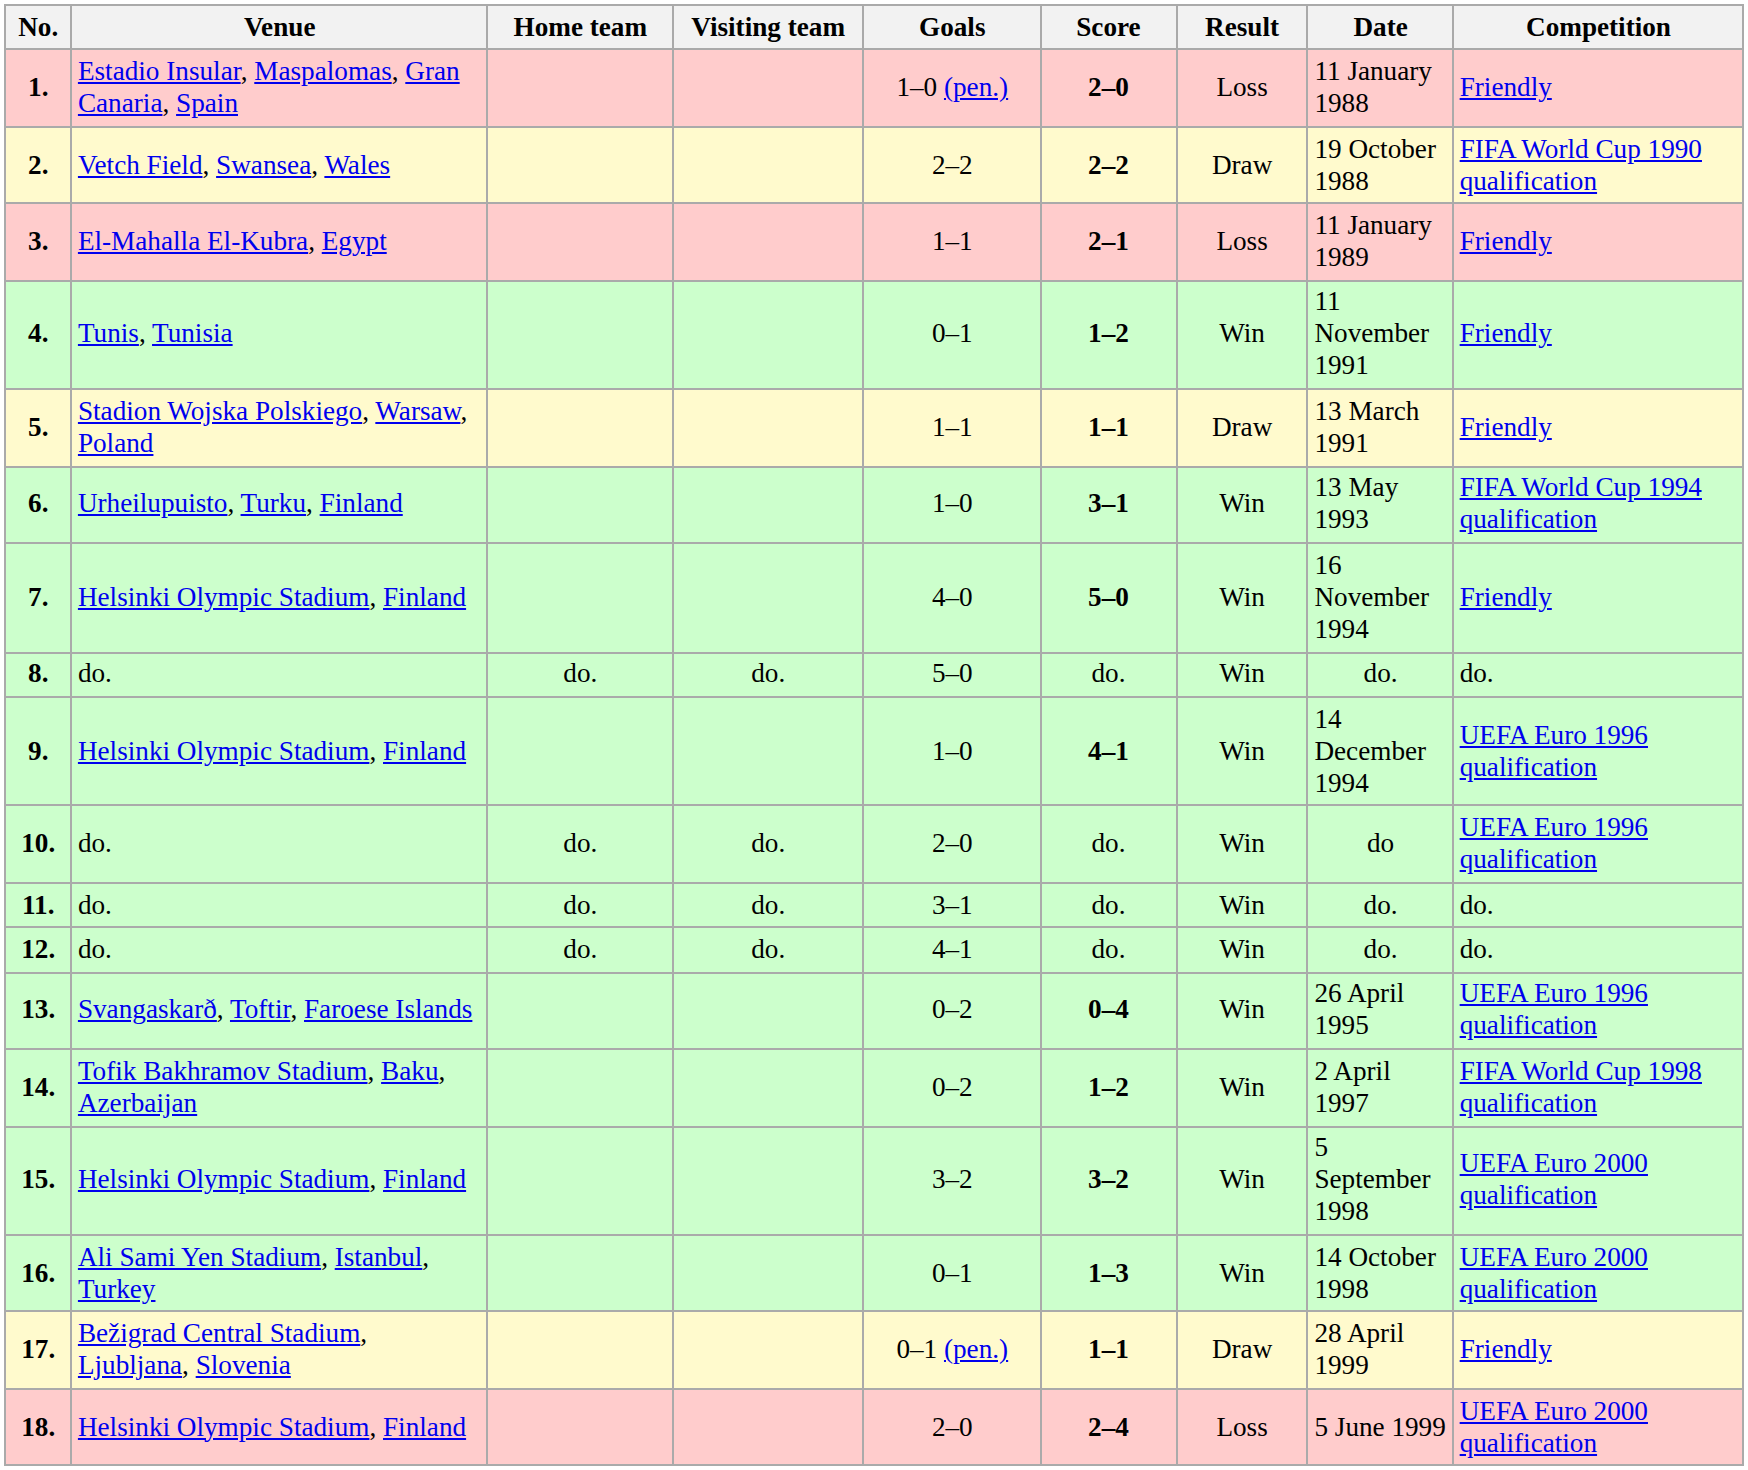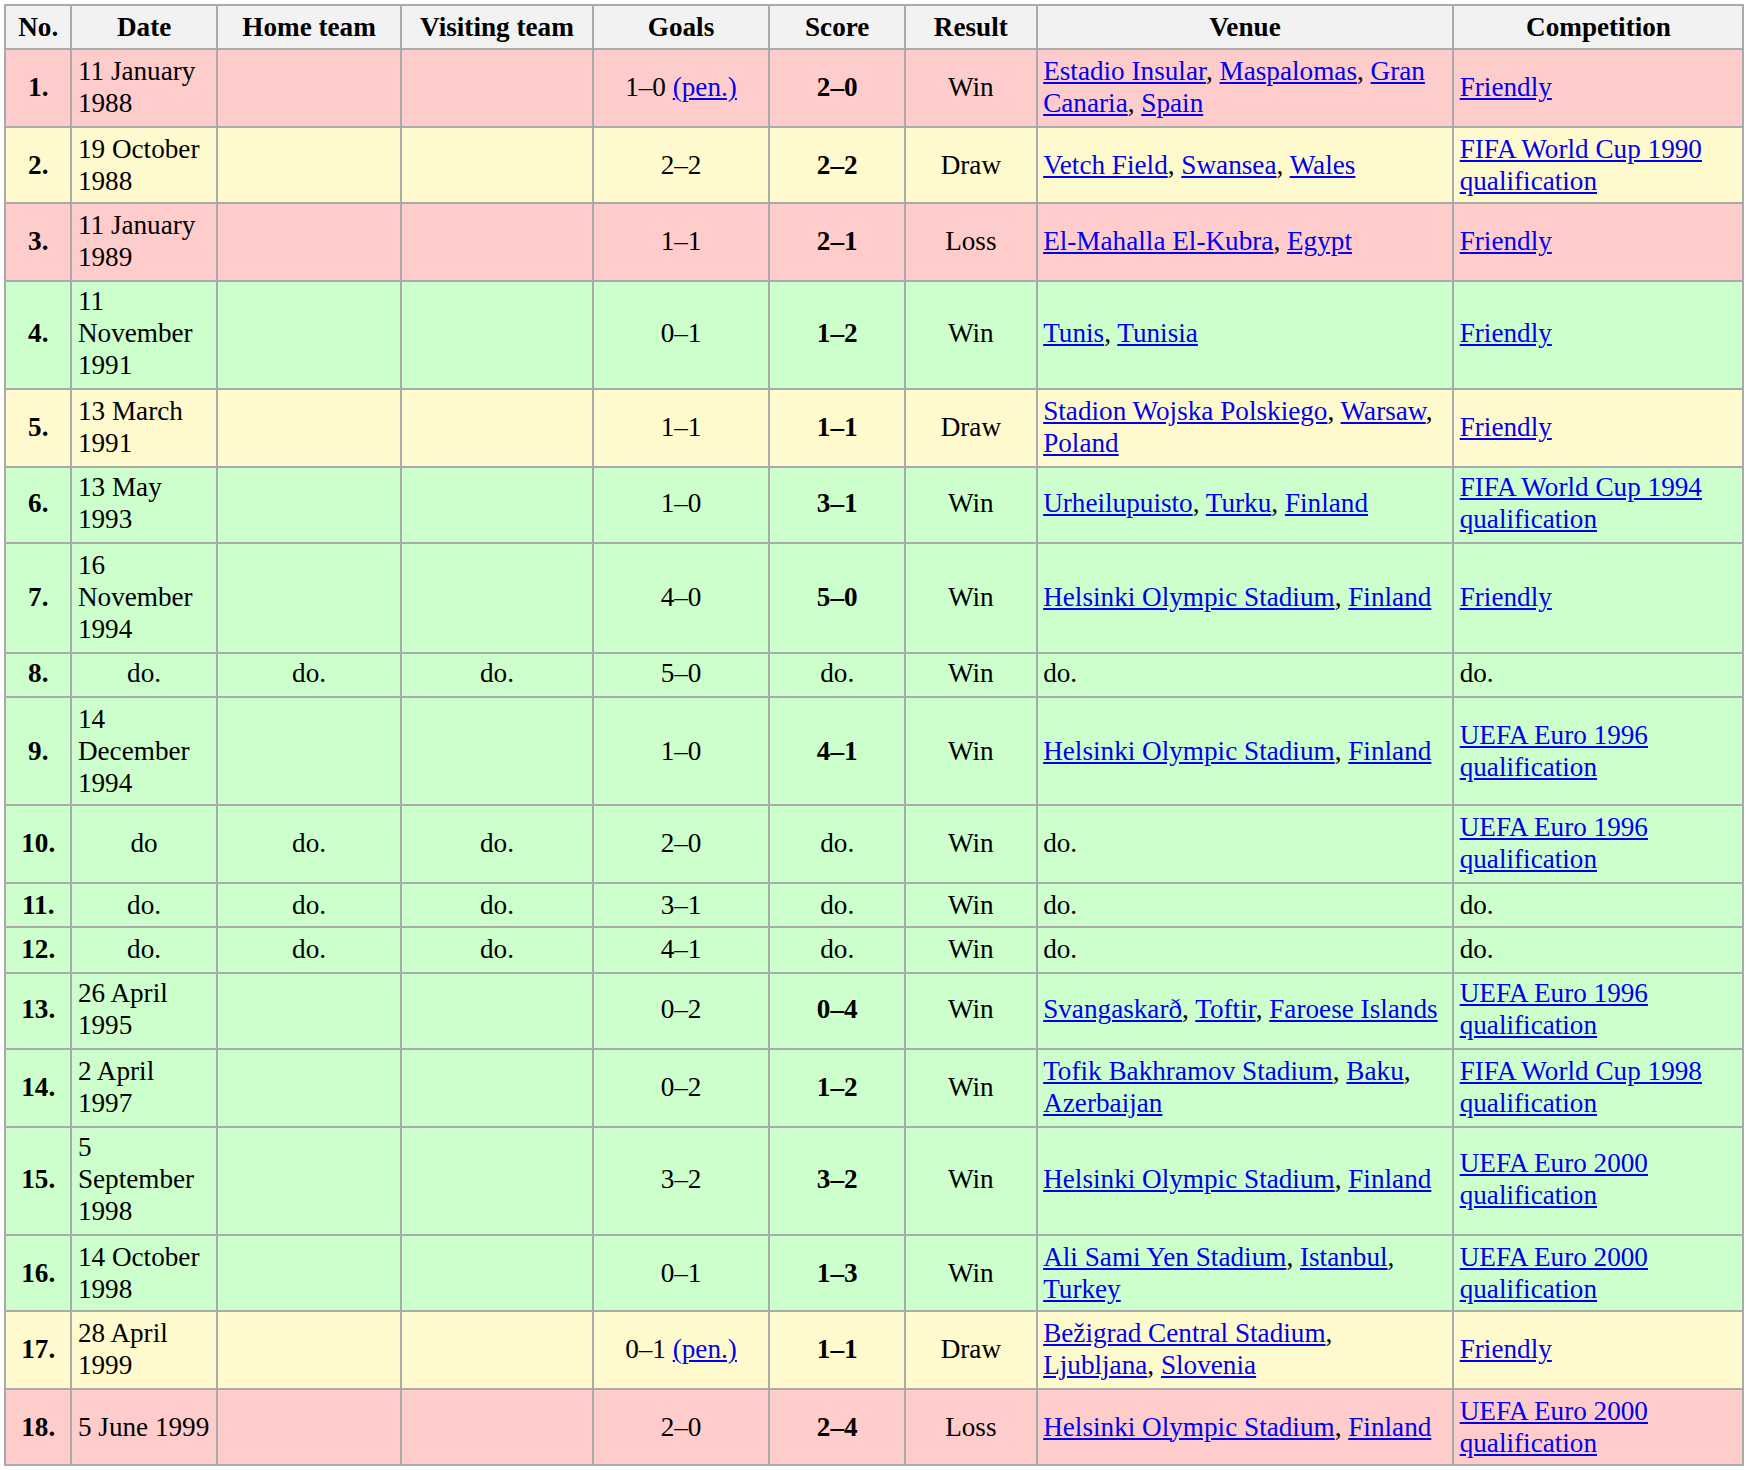columns swapped: (1381, 26) <-> (280, 26)
(1242, 87) Loss -> (971, 87) Win
